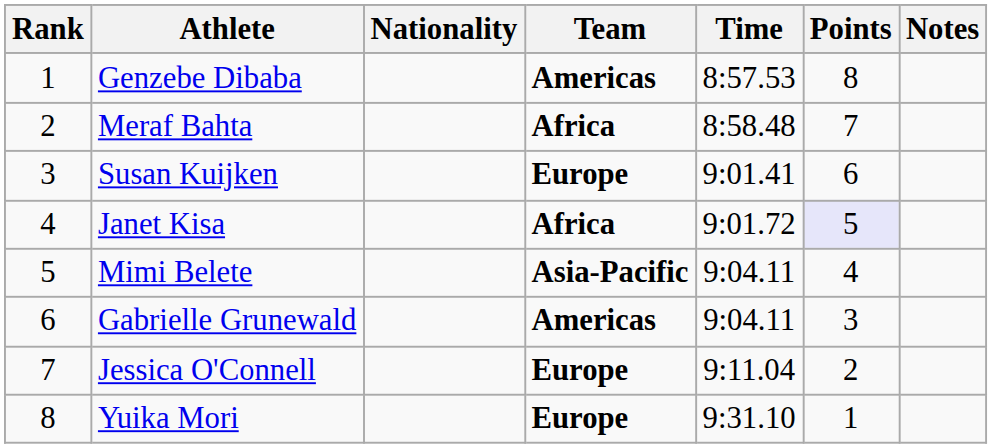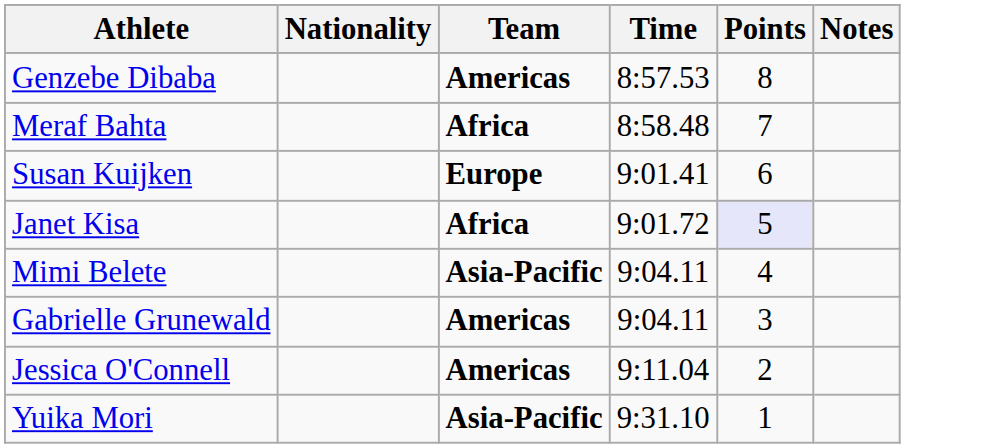- column: (48, 28)
(580, 369) Europe -> (508, 369) Americas
(580, 418) Europe -> (524, 418) Asia-Pacific
